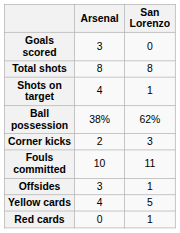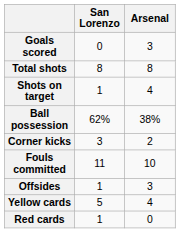columns swapped: (150, 18) <-> (100, 18)
